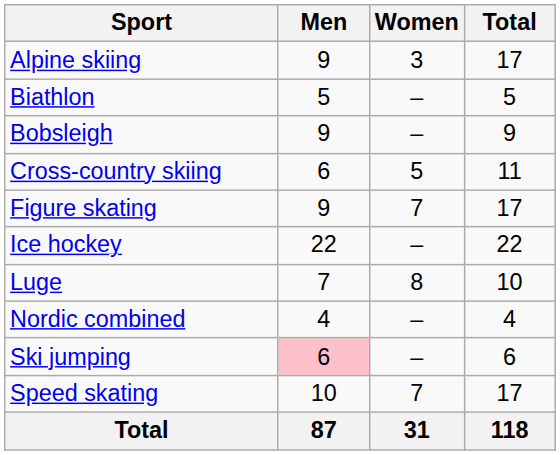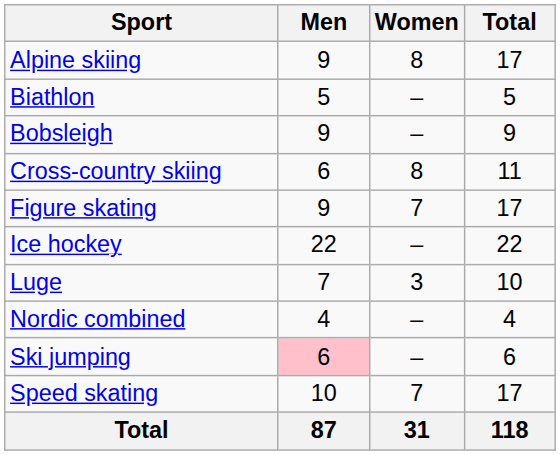(417, 60) 3 -> (417, 60) 8
(417, 171) 5 -> (417, 171) 8
(417, 282) 8 -> (417, 282) 3
